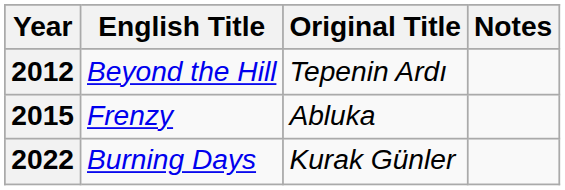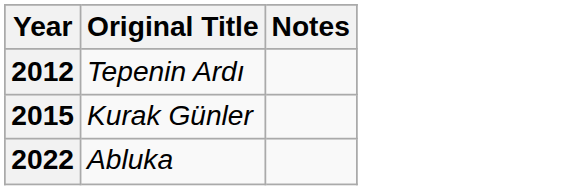- column: (182, 26)
(332, 116) Abluka -> (170, 116) Kurak Günler
(372, 160) Kurak Günler -> (130, 160) Abluka
